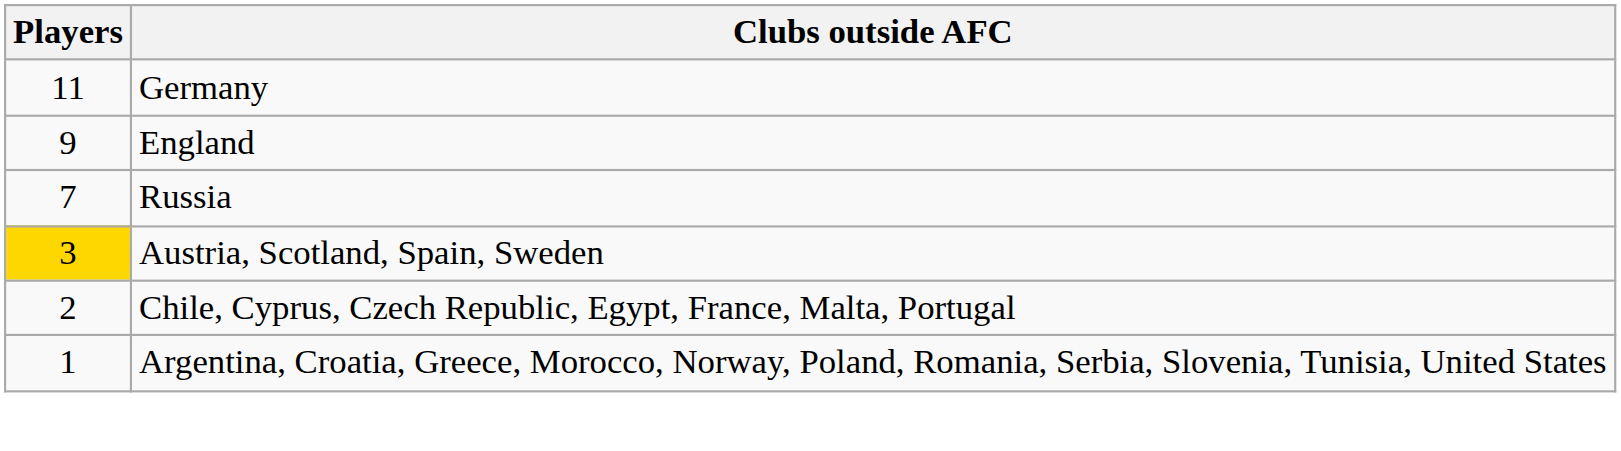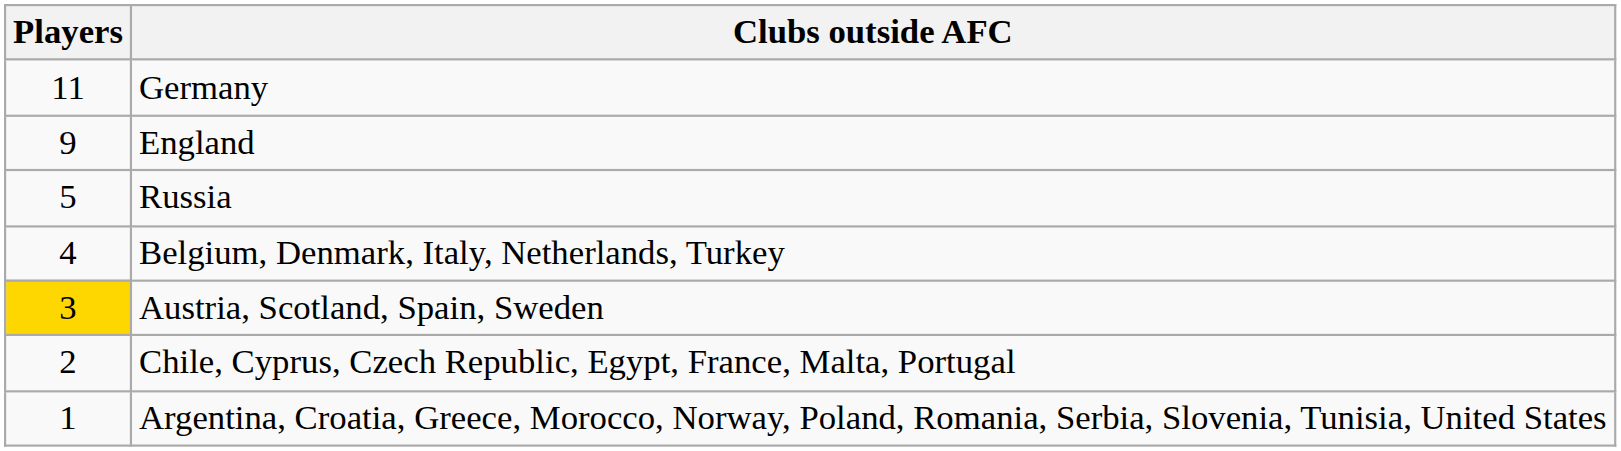(68, 197) 7 -> (68, 197) 5
+ row: (462, 252)
